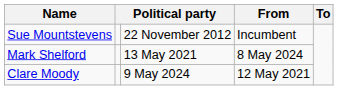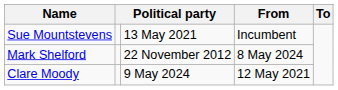(177, 34) 22 November 2012 -> (160, 34) 13 May 2021
(160, 54) 13 May 2021 -> (177, 54) 22 November 2012
